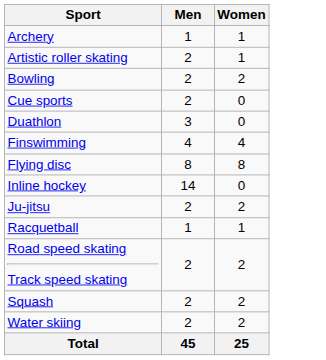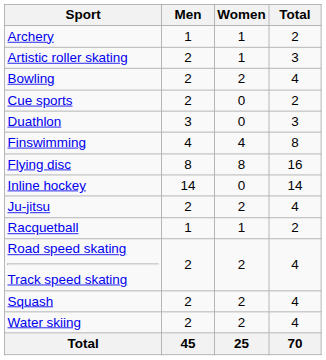+ column: (295, 15)
